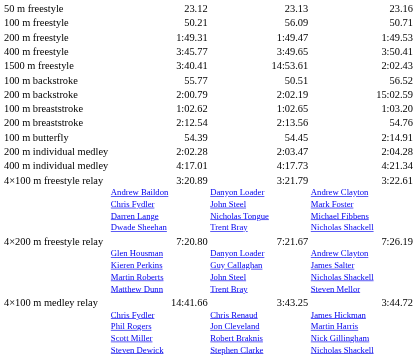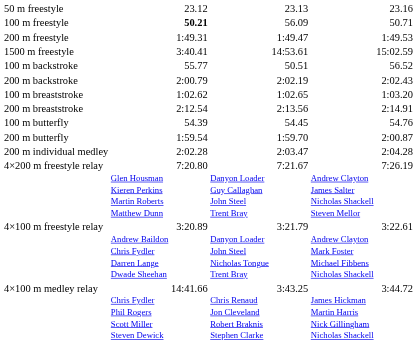(196, 23) normal -> (196, 23) bold
- row: (36, 51)
(397, 66) 2:02.43 -> (395, 51) 15:02.59
(395, 94) 15:02.59 -> (397, 80) 2:02.43
(401, 123) 54.76 -> (397, 109) 2:14.91
(397, 137) 2:14.91 -> (401, 123) 54.76
+ row: (36, 137)
- row: (56, 166)
rows swapped: (54, 180) <-> (54, 241)
